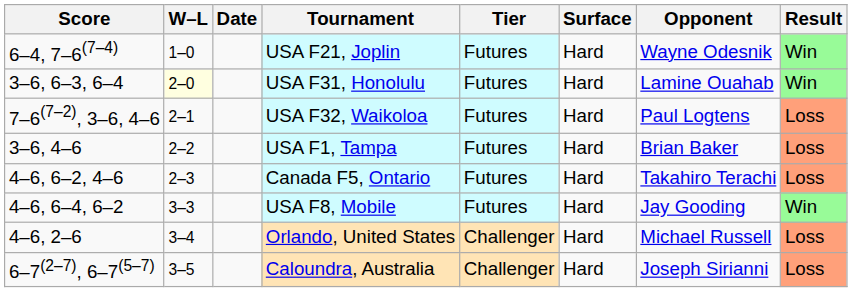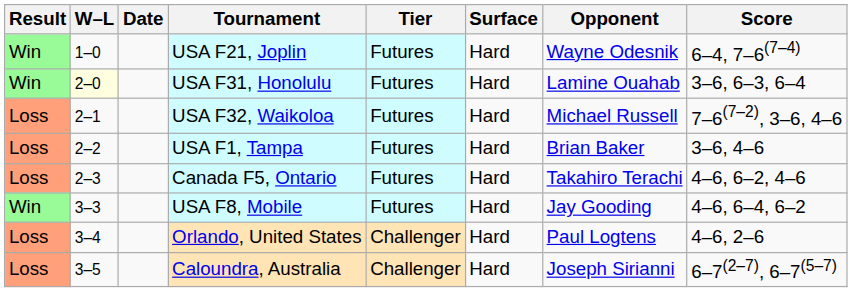columns swapped: (814, 19) <-> (84, 19)
(695, 115) Paul Logtens -> (612, 115) Michael Russell
(706, 237) Michael Russell -> (601, 237) Paul Logtens
